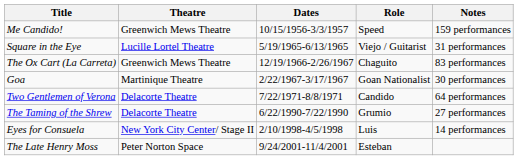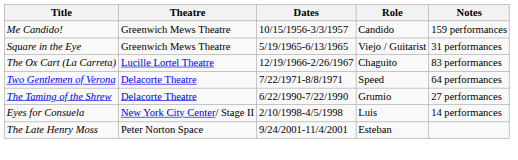(371, 29) Speed -> (376, 29) Candido
(167, 46) Lucille Lortel Theatre -> (176, 46) Greenwich Mews Theatre
(176, 63) Greenwich Mews Theatre -> (167, 63) Lucille Lortel Theatre
- row: (16, 79)
(376, 96) Candido -> (371, 79) Speed
